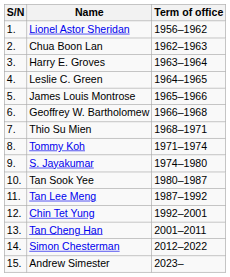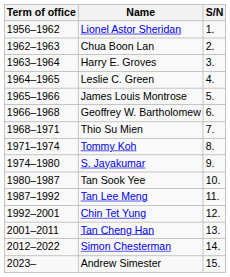columns swapped: (16, 12) <-> (189, 12)
